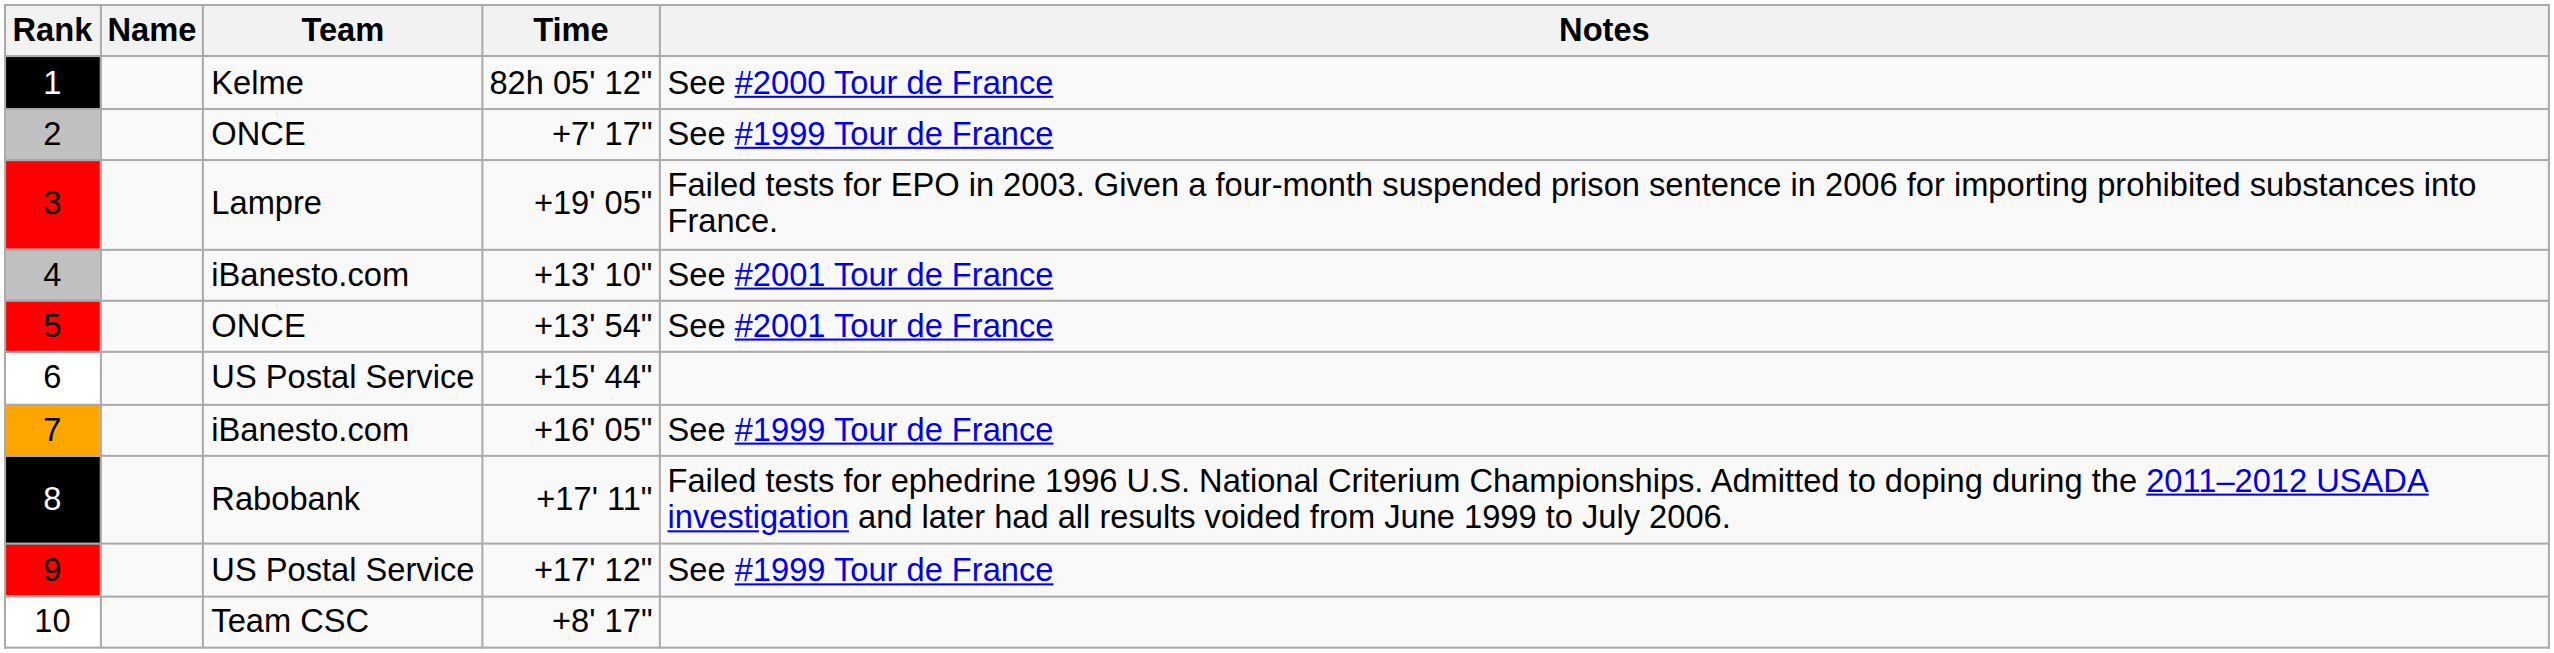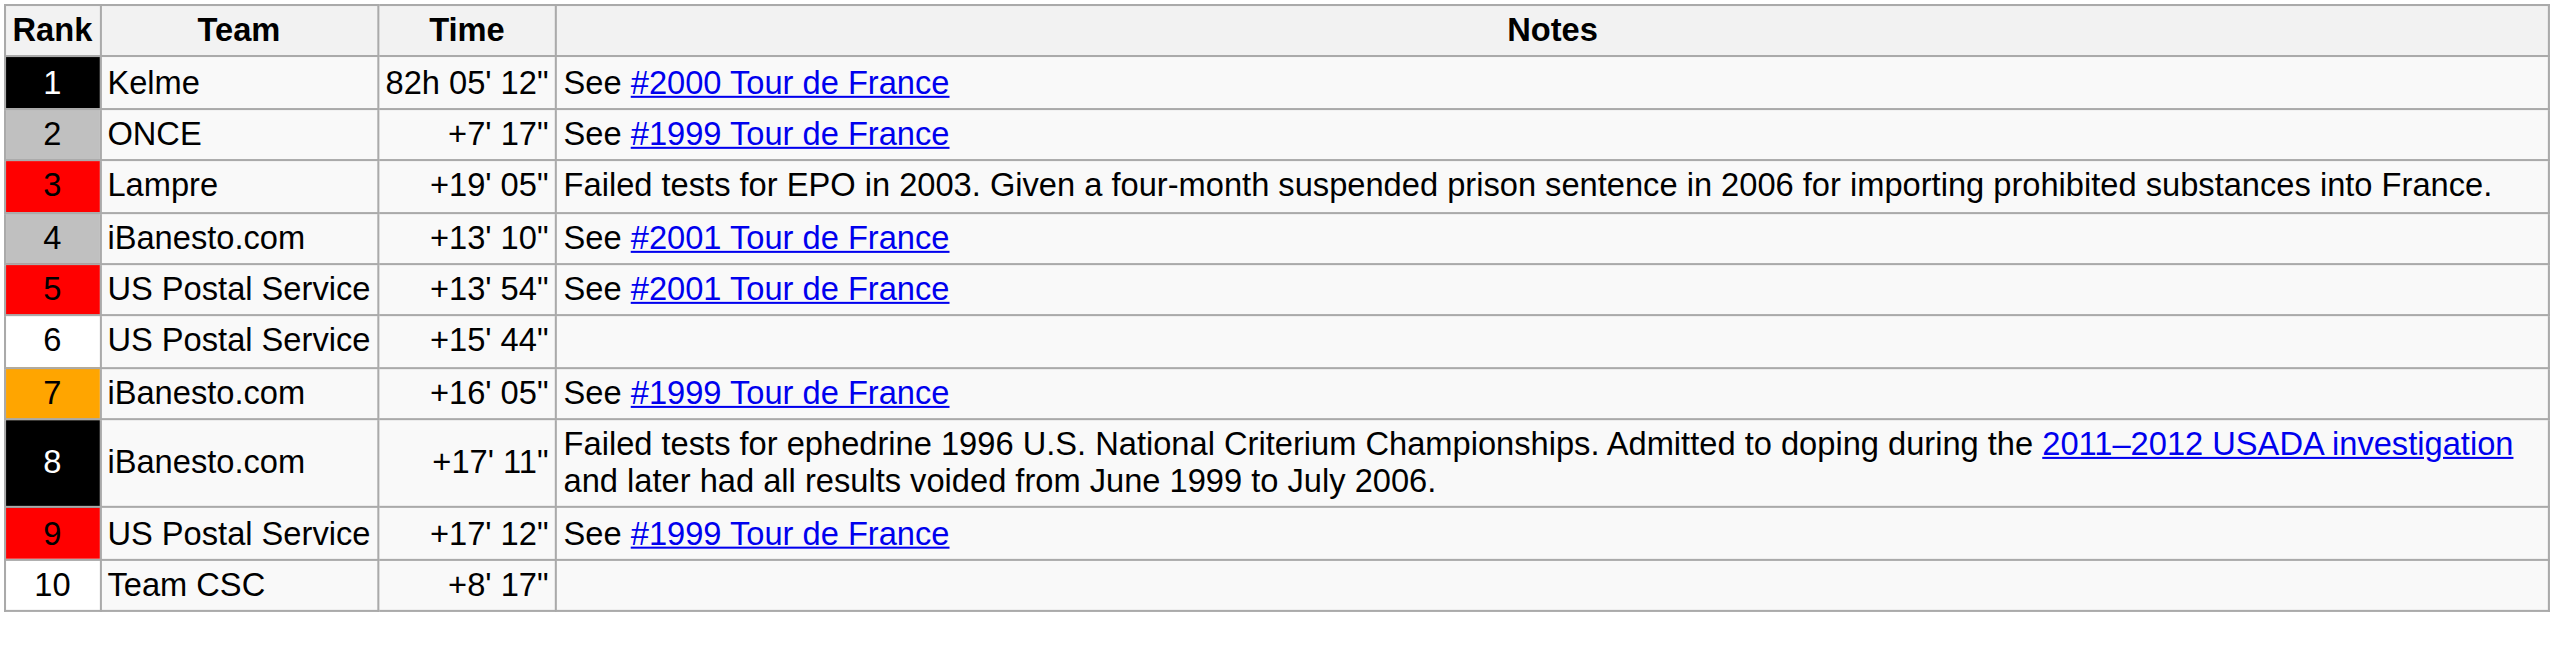- column: (152, 30)
(259, 325) ONCE -> (239, 289) US Postal Service
(286, 499) Rabobank -> (206, 462) iBanesto.com
